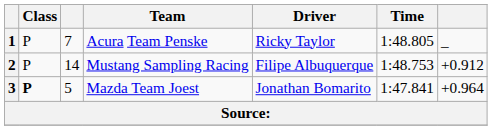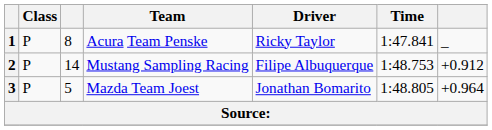(68, 40) 7 -> (68, 40) 8
(407, 40) 1:48.805 -> (407, 40) 1:47.841
(27, 88) bold -> (27, 88) normal
(407, 88) 1:47.841 -> (407, 88) 1:48.805
